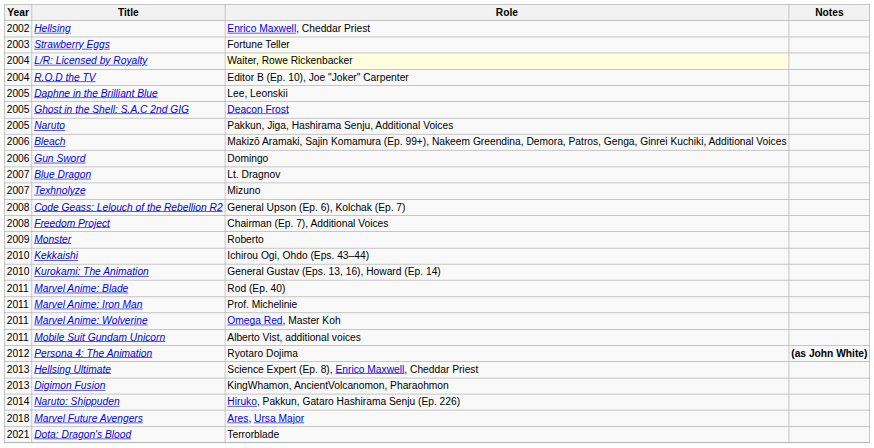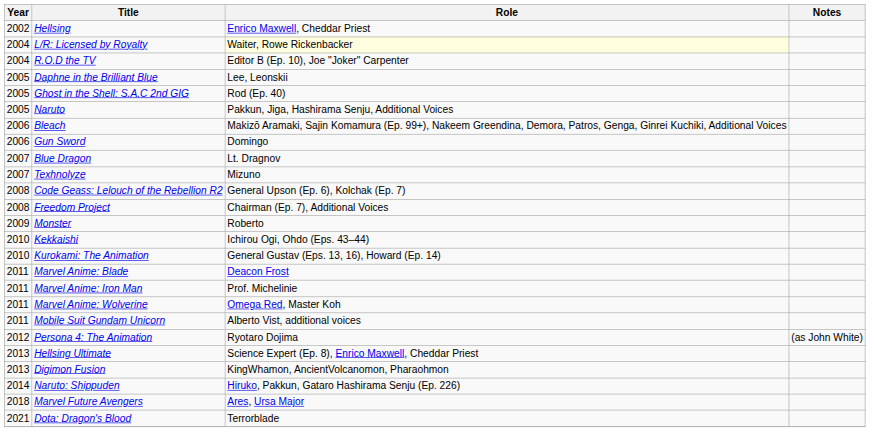- row: (72, 45)
(258, 110) Deacon Frost -> (256, 93) Rod (Ep. 40)
(256, 288) Rod (Ep. 40) -> (258, 272) Deacon Frost
(829, 353) bold -> (827, 337) normal
